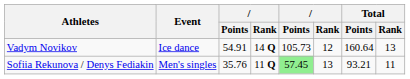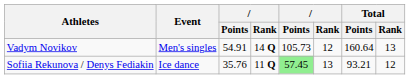(179, 47) Ice dance -> (187, 47) Men's singles
(187, 65) Men's singles -> (179, 65) Ice dance
(390, 65) 11 -> (390, 65) 12
